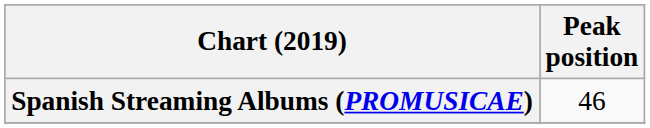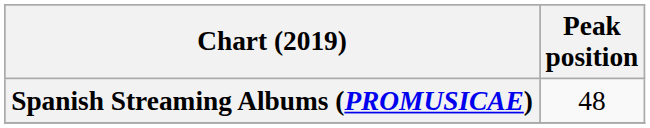(592, 100) 46 -> (592, 100) 48
